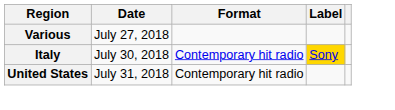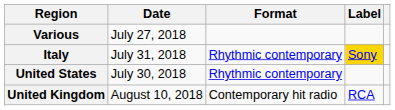(132, 54) July 30, 2018 -> (148, 54) July 31, 2018
(239, 54) Contemporary hit radio -> (275, 54) Rhythmic contemporary
(132, 74) July 31, 2018 -> (148, 74) July 30, 2018
(239, 74) Contemporary hit radio -> (275, 74) Rhythmic contemporary
+ row: (56, 94)
